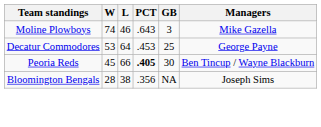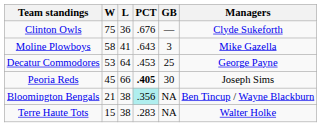+ row: (53, 29)
(110, 29) 74 -> (110, 46) 58
(125, 29) 46 -> (125, 46) 41
(248, 63) Ben Tincup / Wayne Blackburn -> (248, 79) Joseph Sims
(110, 79) 28 -> (110, 96) 21
(146, 79) no background -> (146, 96) paleturquoise background
(248, 79) Joseph Sims -> (248, 96) Ben Tincup / Wayne Blackburn
+ row: (53, 113)
